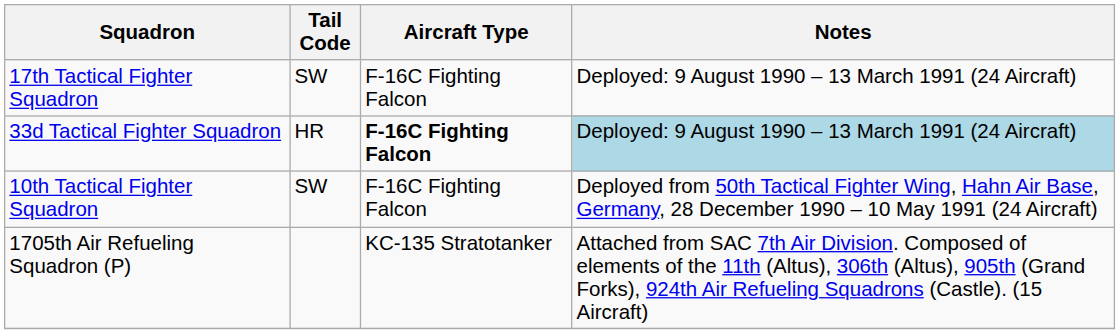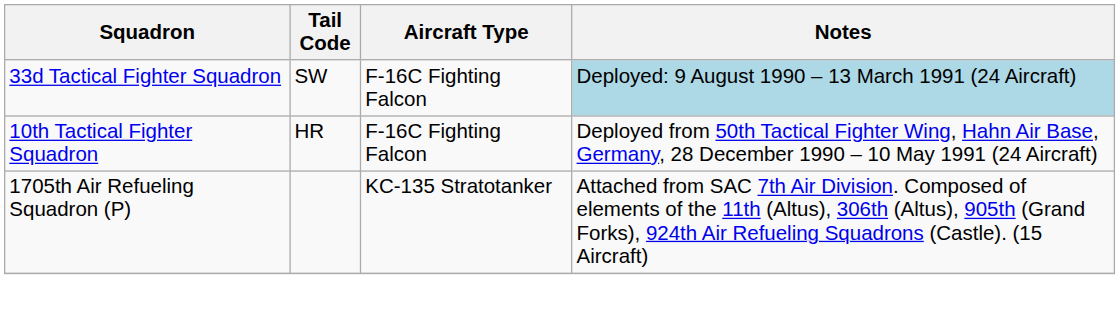- row: (101, 87)
(309, 131) HR -> (311, 76) SW
(437, 143) bold -> (433, 87) normal
(311, 187) SW -> (309, 131) HR
